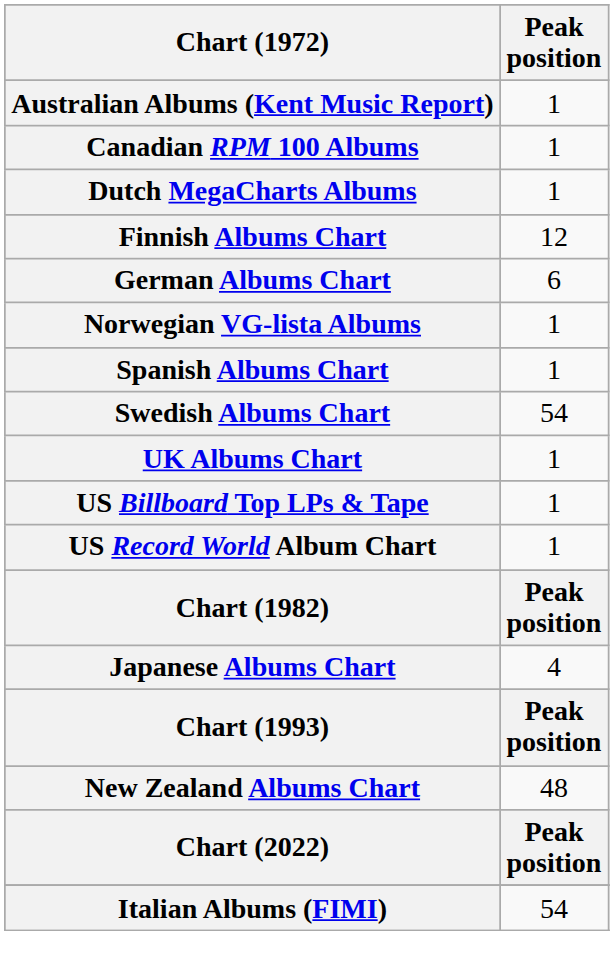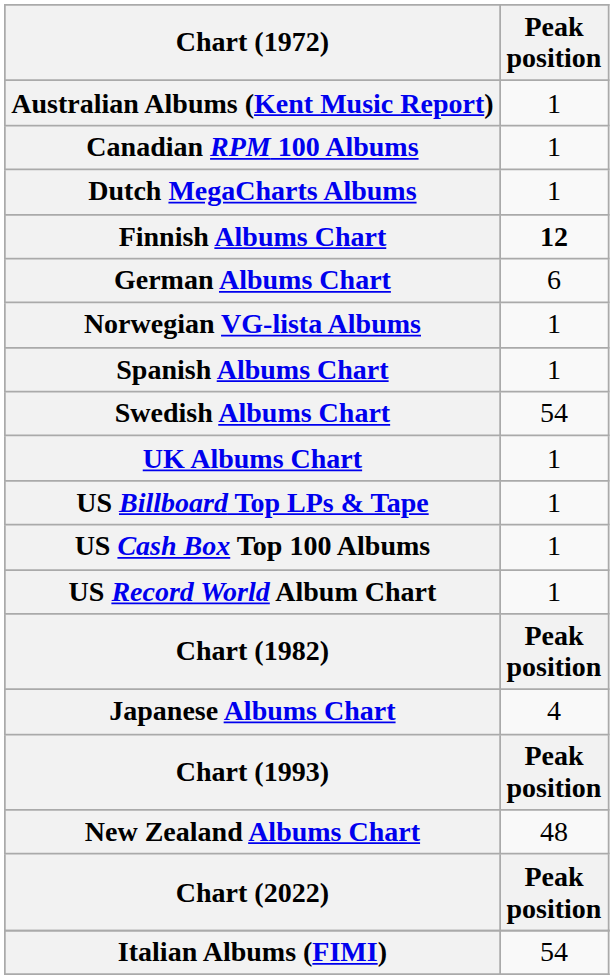(554, 235) normal -> (554, 235) bold
+ row: (252, 546)
